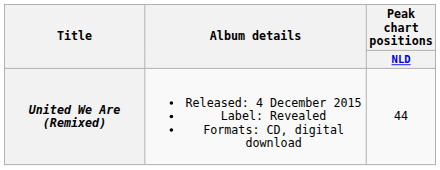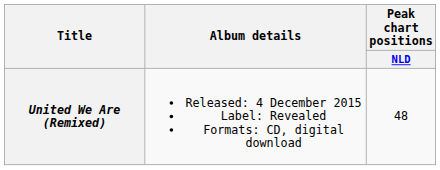(401, 116) 44 -> (401, 116) 48
